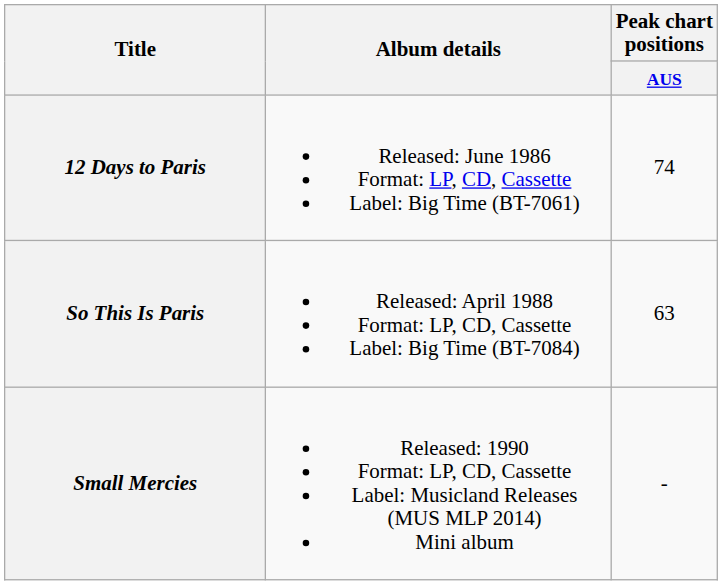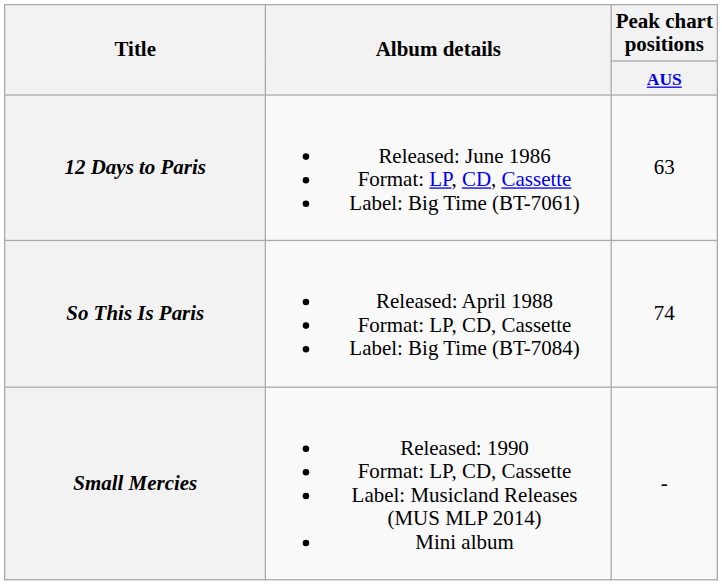(664, 167) 74 -> (664, 167) 63
(664, 313) 63 -> (664, 313) 74
